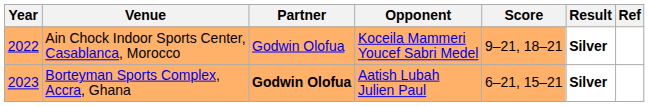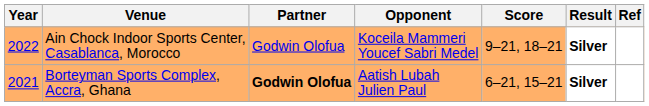(23, 83) 2023 -> (23, 83) 2021
